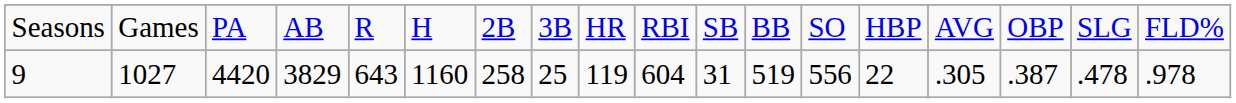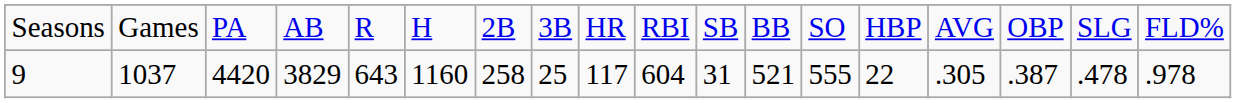(147, 73) 1027 -> (147, 73) 1037
(607, 73) 119 -> (607, 73) 117
(773, 73) 519 -> (773, 73) 521
(830, 73) 556 -> (830, 73) 555
